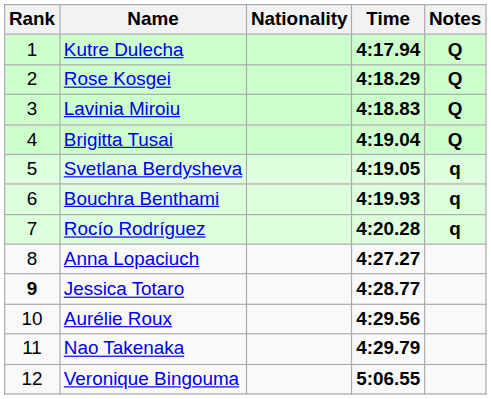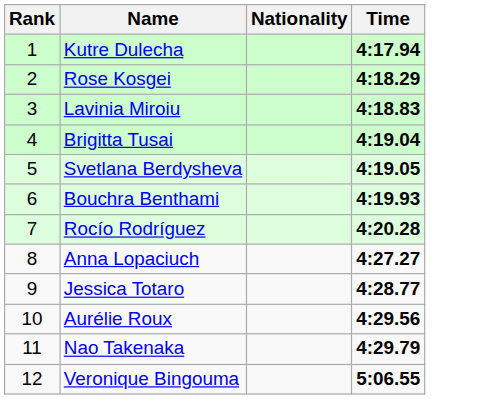- column: (455, 19)
(32, 288) bold -> (32, 288) normal
